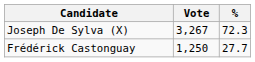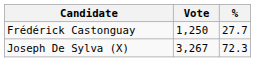rows swapped: (68, 30) <-> (71, 48)
